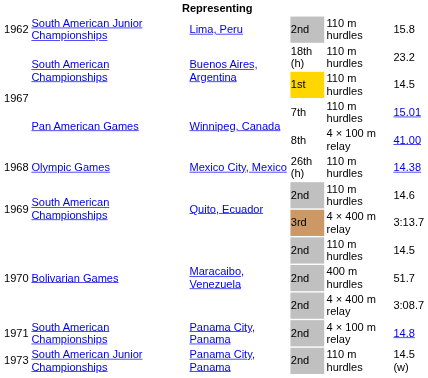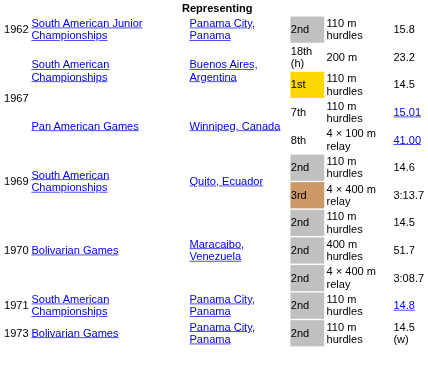(216, 29) Lima, Peru -> (222, 29) Panama City, Panama
(345, 57) 110 m hurdles -> (342, 57) 200 m
- row: (16, 167)
(351, 333) 4 × 100 m relay -> (345, 305) 110 m hurdles
(87, 361) South American Junior Championships -> (75, 333) Bolivarian Games
